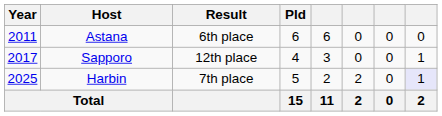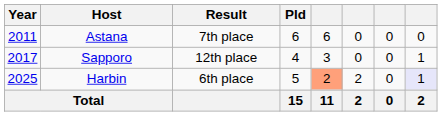(226, 36) 6th place -> (226, 36) 7th place
(226, 79) 7th place -> (226, 79) 6th place
(327, 79) no background -> (327, 79) lightsalmon background
